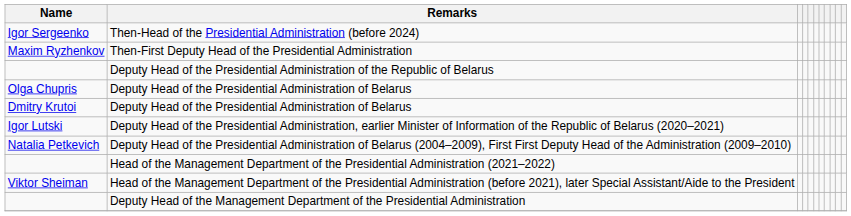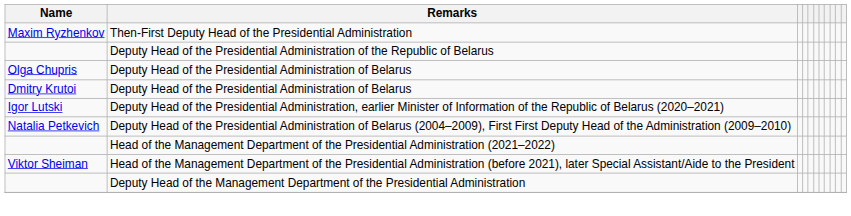- row: (48, 32)
